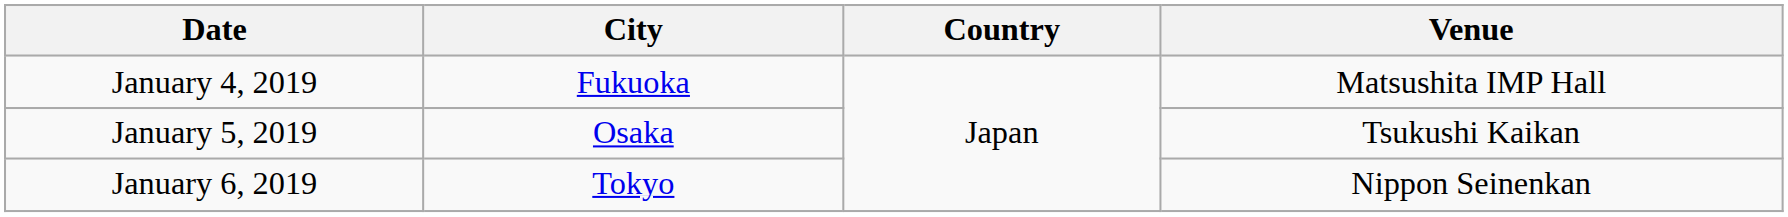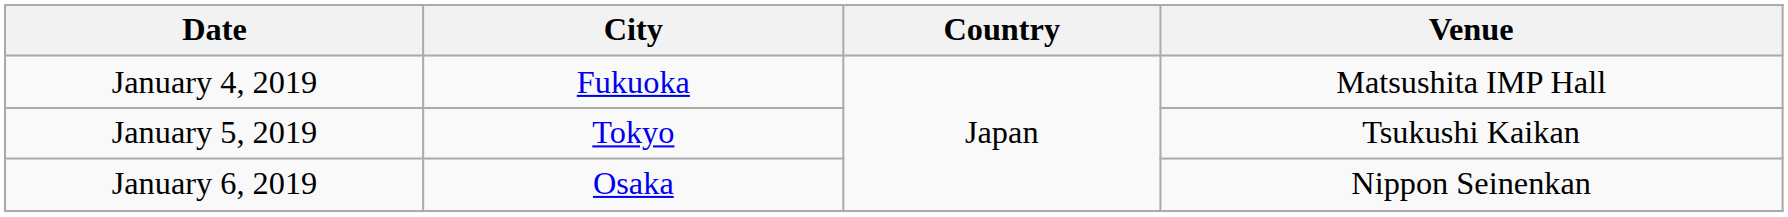(633, 132) Osaka -> (633, 132) Tokyo
(633, 183) Tokyo -> (633, 183) Osaka
